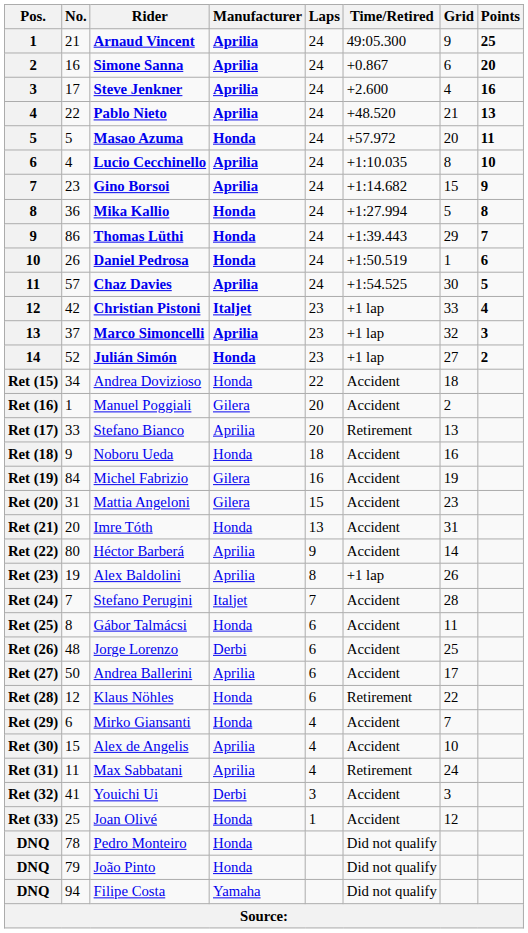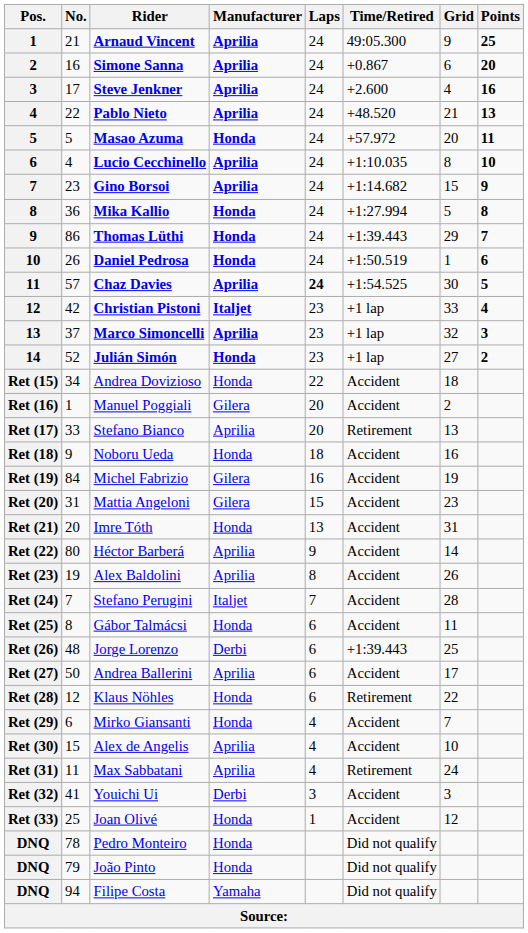(316, 284) normal -> (316, 284) bold
(365, 575) +1 lap -> (373, 575) Accident
(373, 648) Accident -> (377, 648) +1:39.443
